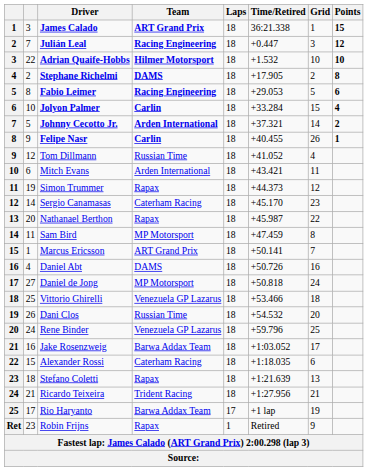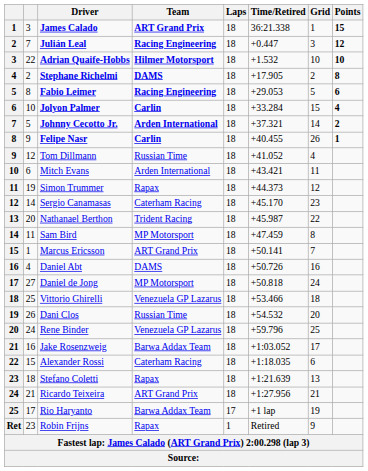(147, 219) Rapax -> (163, 219) Trident Racing
(163, 394) Trident Racing -> (166, 394) ART Grand Prix
